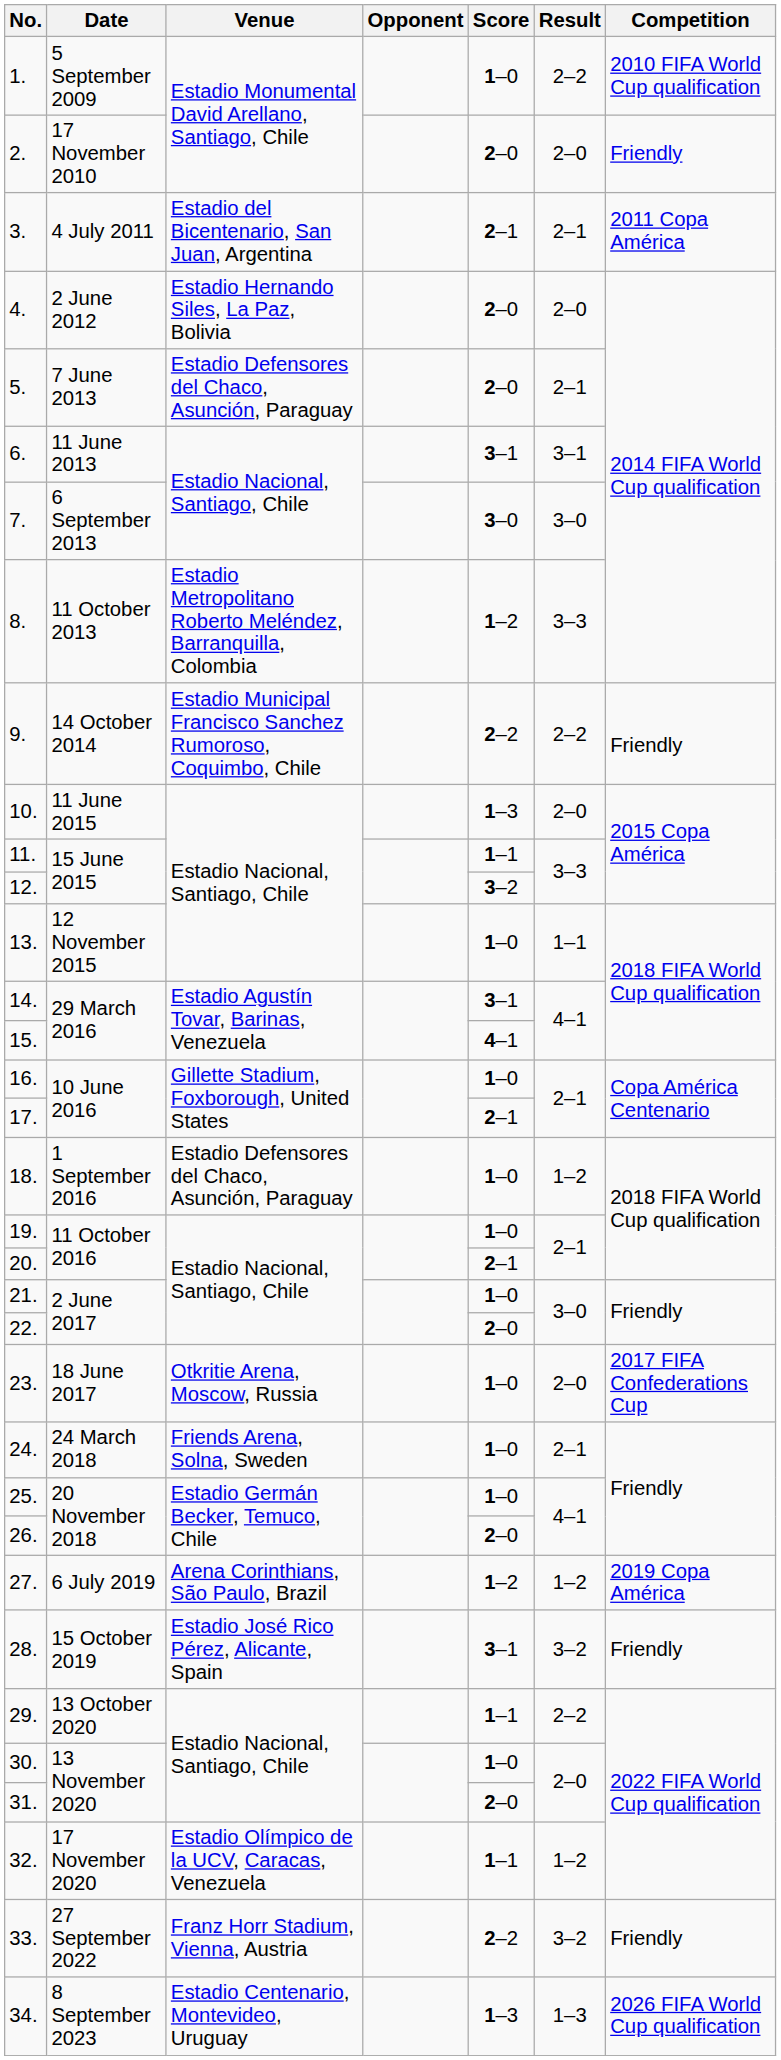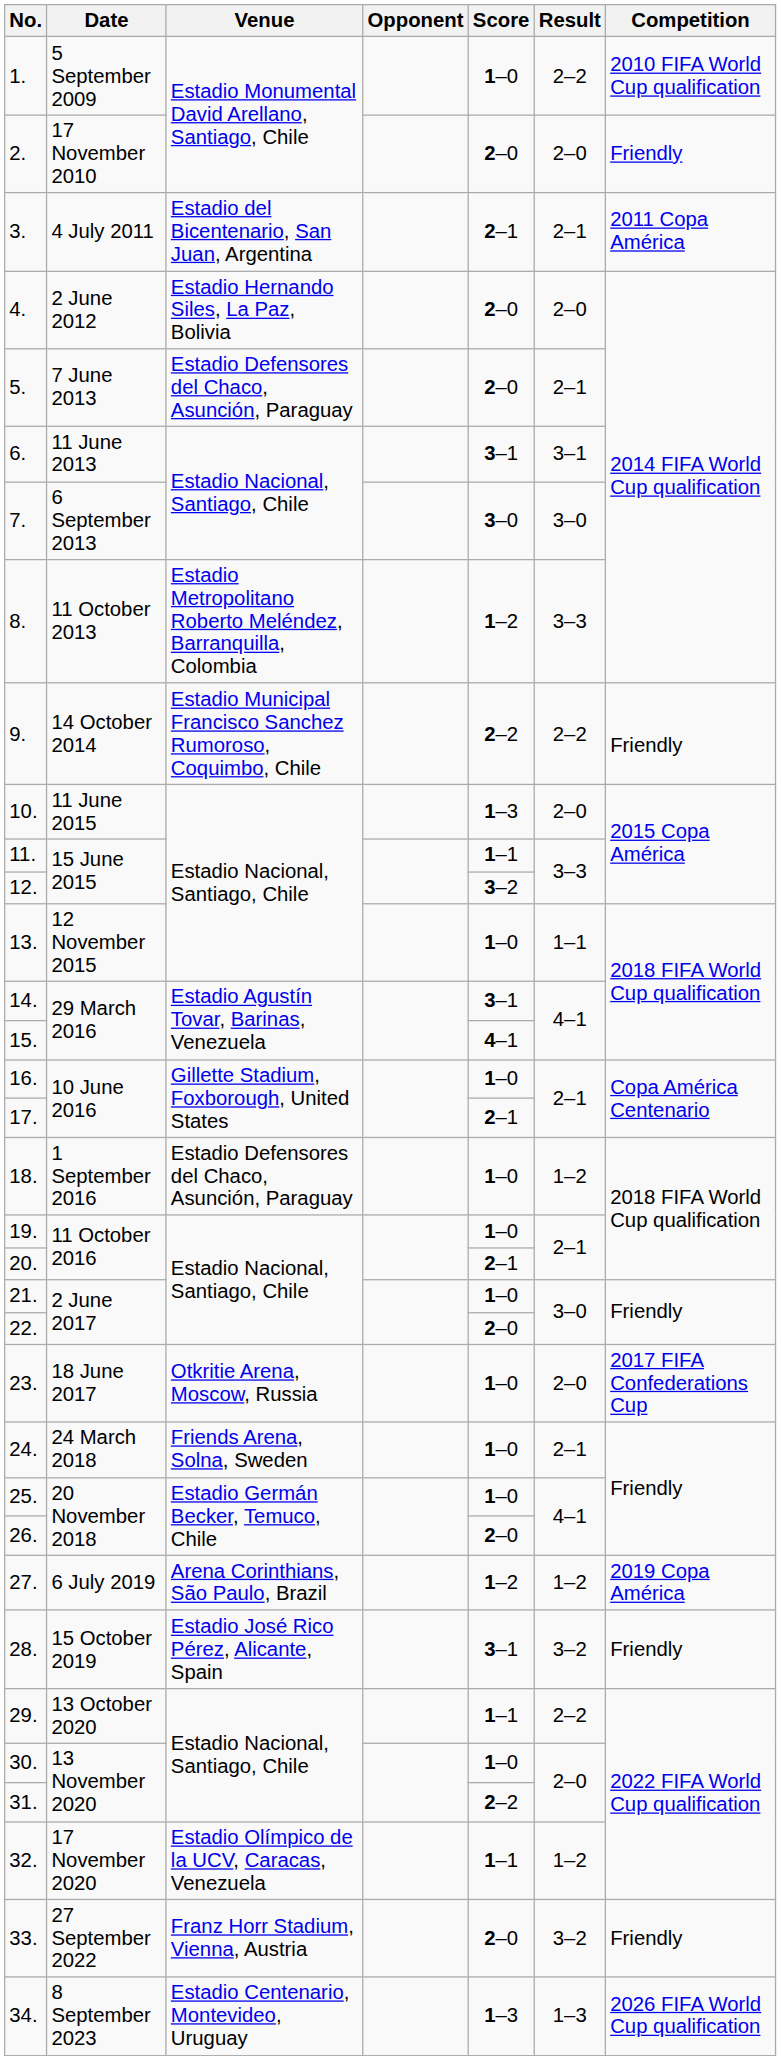(501, 1801) 2–0 -> (501, 1801) 2–2
(501, 1938) 2–2 -> (501, 1938) 2–0
